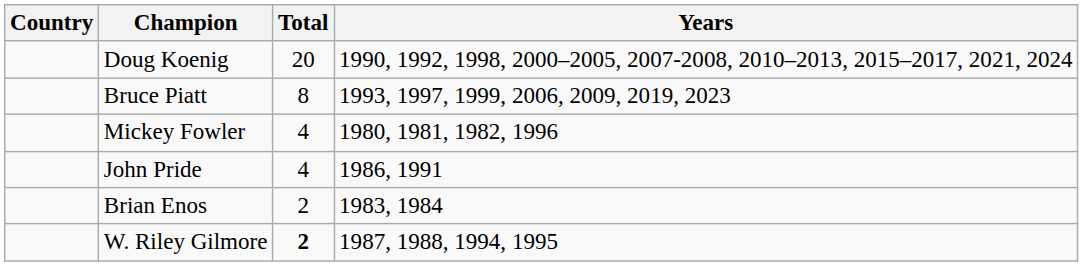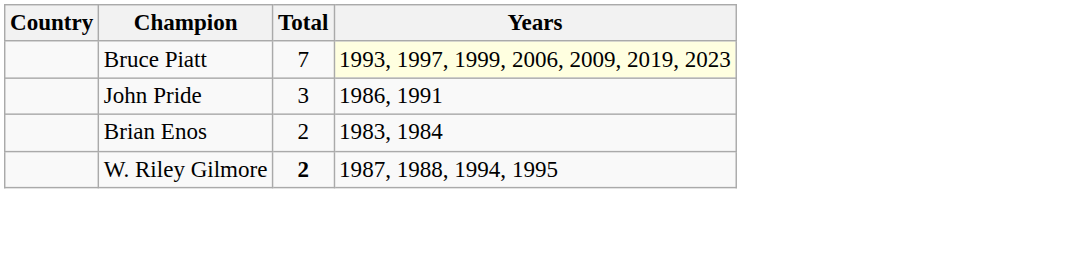- row: (166, 59)
(303, 95) 8 -> (303, 59) 7
(535, 95) no background -> (535, 59) lightyellow background
- row: (175, 132)
(303, 168) 4 -> (303, 95) 3
